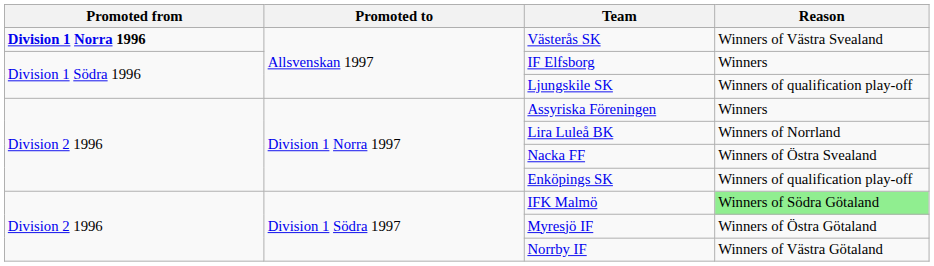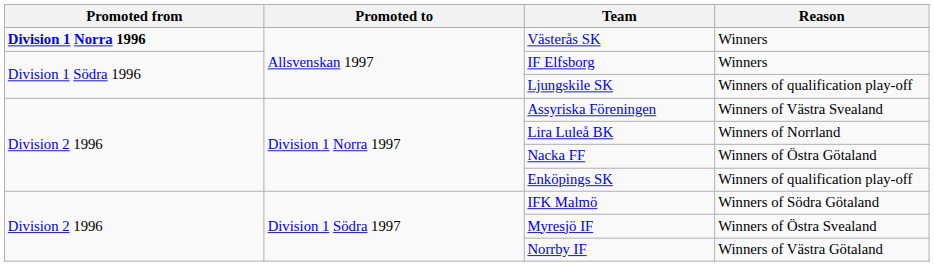(801, 39) Winners of Västra Svealand -> (743, 39) Winners
(743, 109) Winners -> (801, 109) Winners of Västra Svealand
(797, 156) Winners of Östra Svealand -> (797, 156) Winners of Östra Götaland
(799, 202) lightgreen background -> (799, 202) no background
(797, 226) Winners of Östra Götaland -> (797, 226) Winners of Östra Svealand
